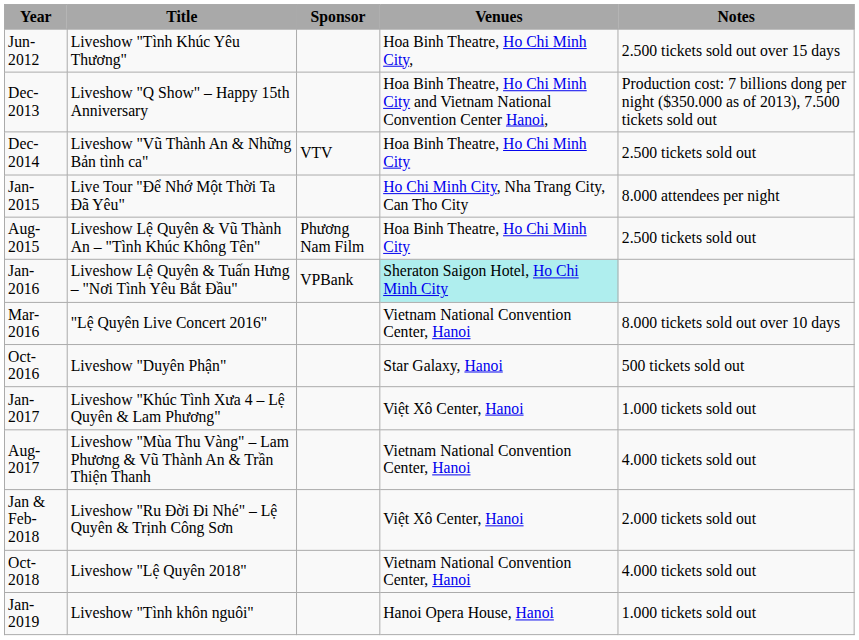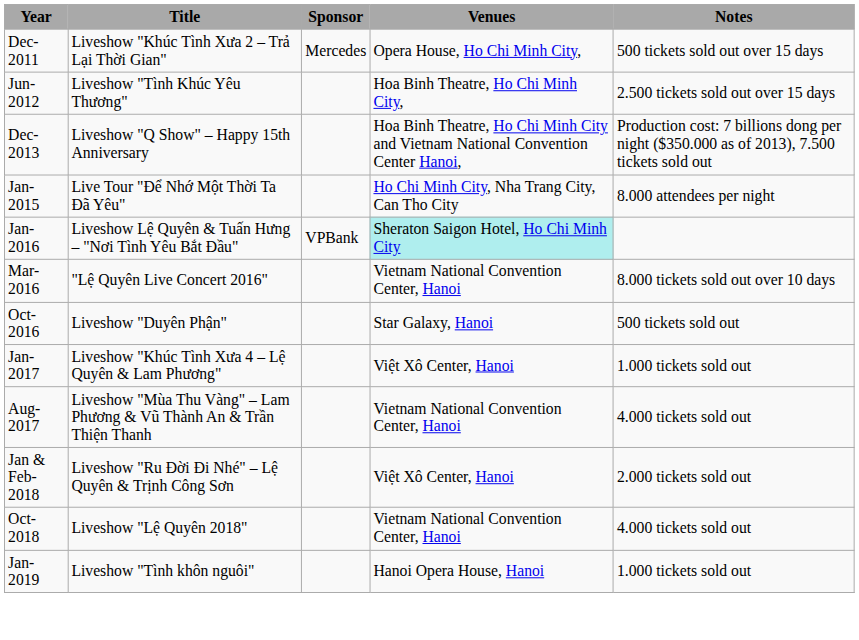+ row: (23, 50)
- row: (24, 153)
- row: (24, 238)
